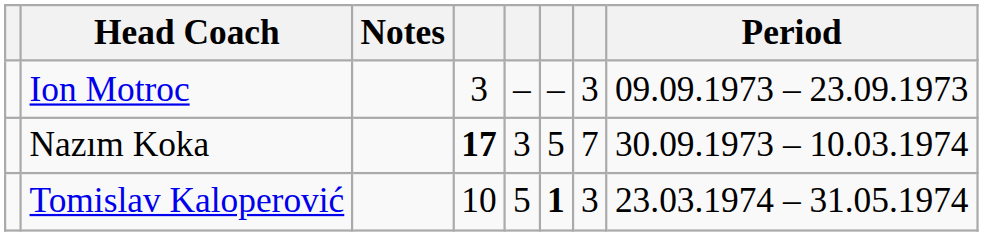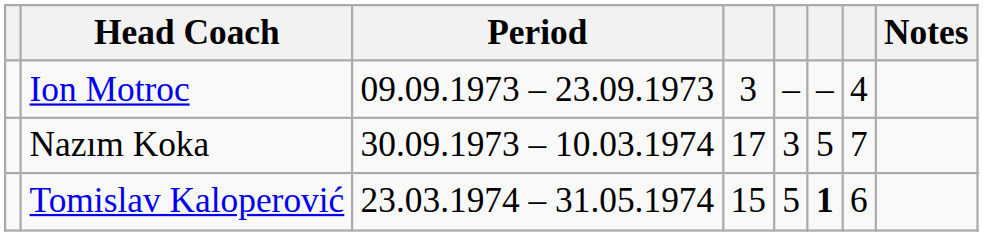columns swapped: (792, 32) <-> (403, 32)
(590, 88) 3 -> (859, 88) 4
(479, 144) bold -> (748, 144) normal
(479, 200) 10 -> (748, 200) 15
(590, 200) 3 -> (859, 200) 6
